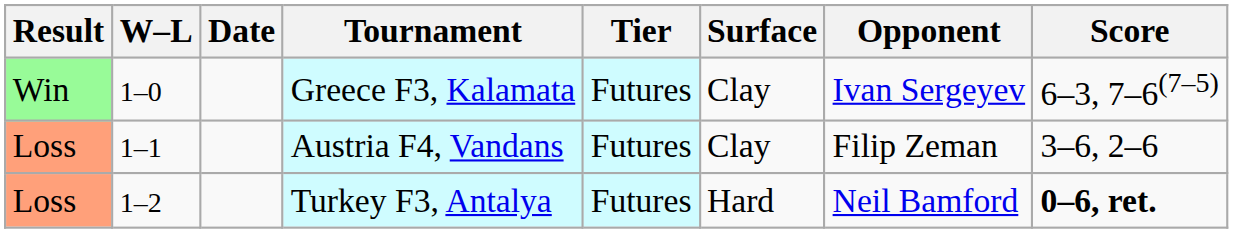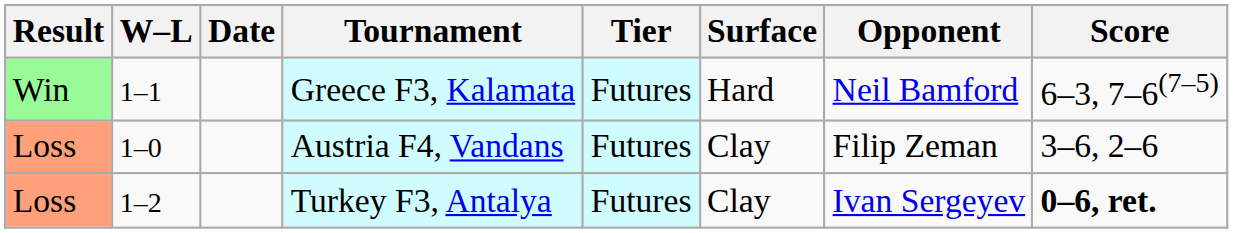(141, 91) 1–0 -> (141, 91) 1–1
(739, 88) Clay -> (741, 88) Hard
(929, 88) Ivan Sergeyev -> (925, 88) Neil Bamford
(141, 148) 1–1 -> (141, 148) 1–0
(741, 200) Hard -> (739, 200) Clay
(925, 200) Neil Bamford -> (929, 200) Ivan Sergeyev
